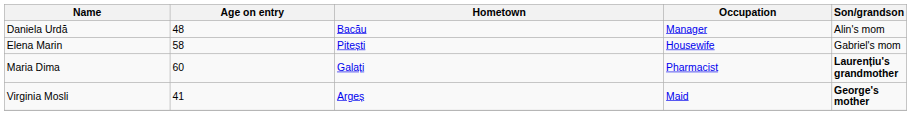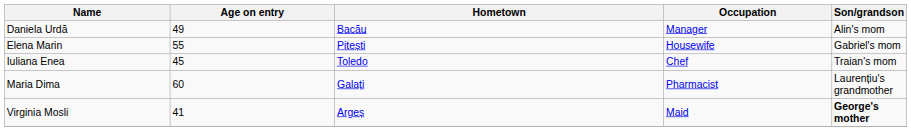(178, 29) 48 -> (178, 29) 49
(178, 45) 58 -> (178, 45) 55
+ row: (36, 62)
(866, 68) bold -> (864, 84) normal
